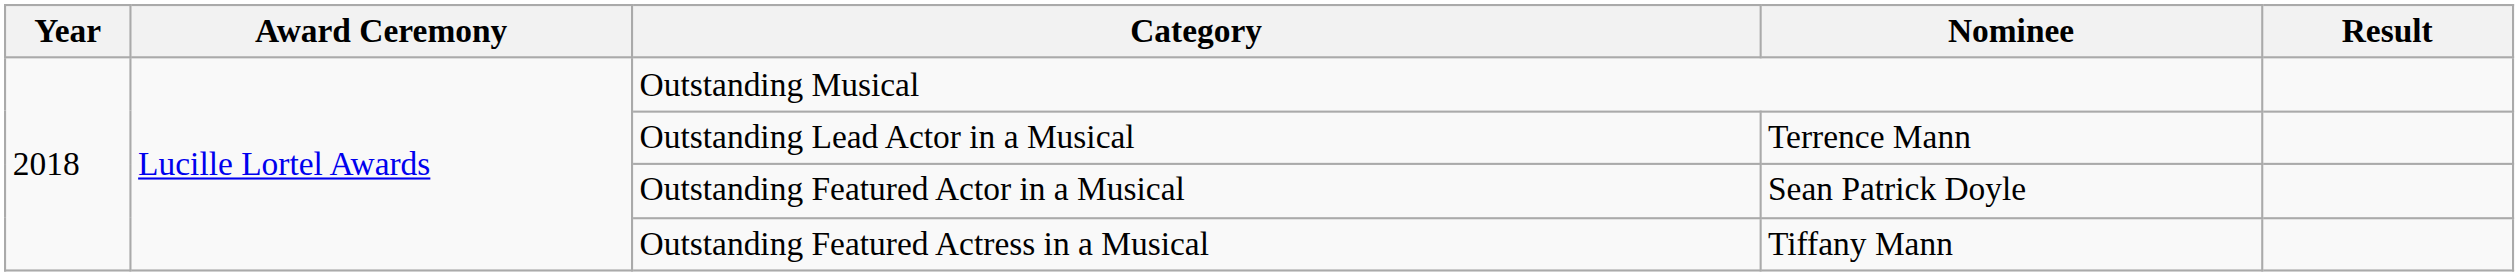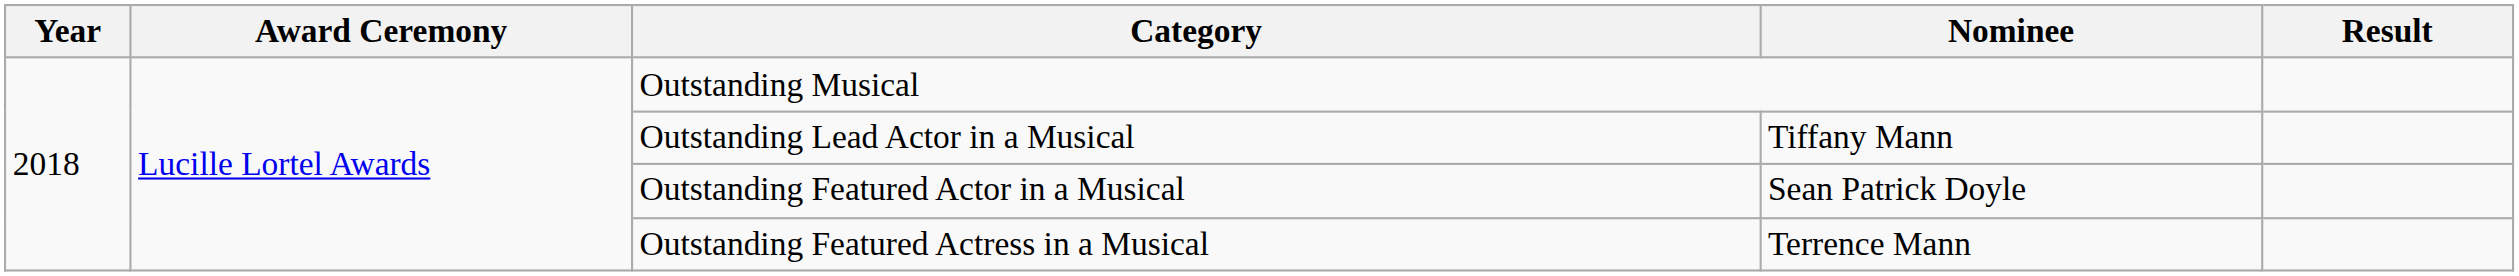(1869, 137) Terrence Mann -> (1860, 137) Tiffany Mann
(1860, 243) Tiffany Mann -> (1869, 243) Terrence Mann
